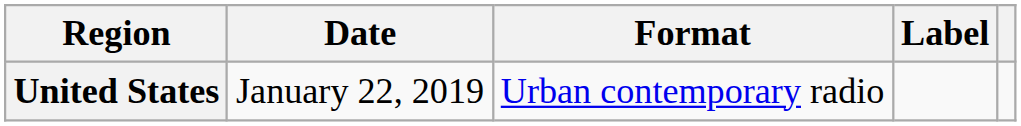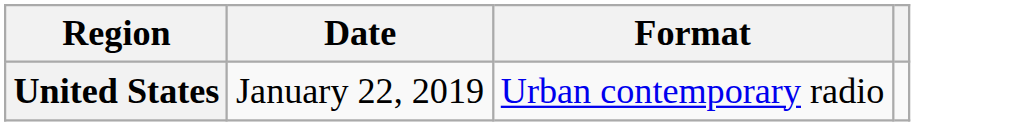- column: (945, 33)
